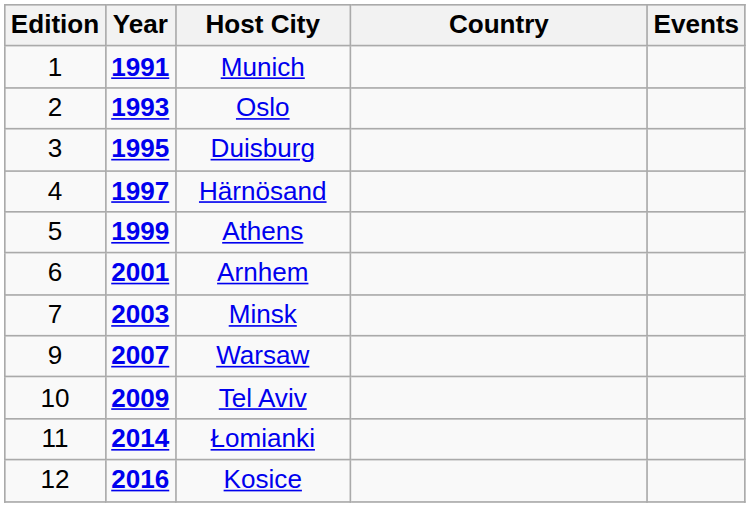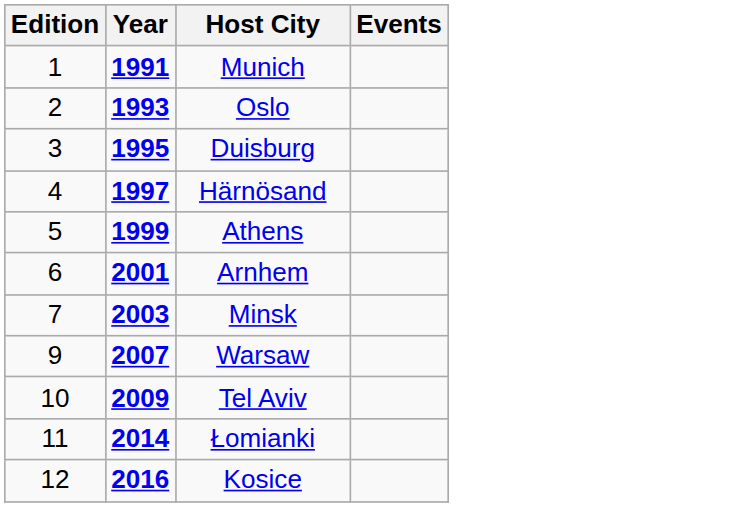- column: (499, 25)
